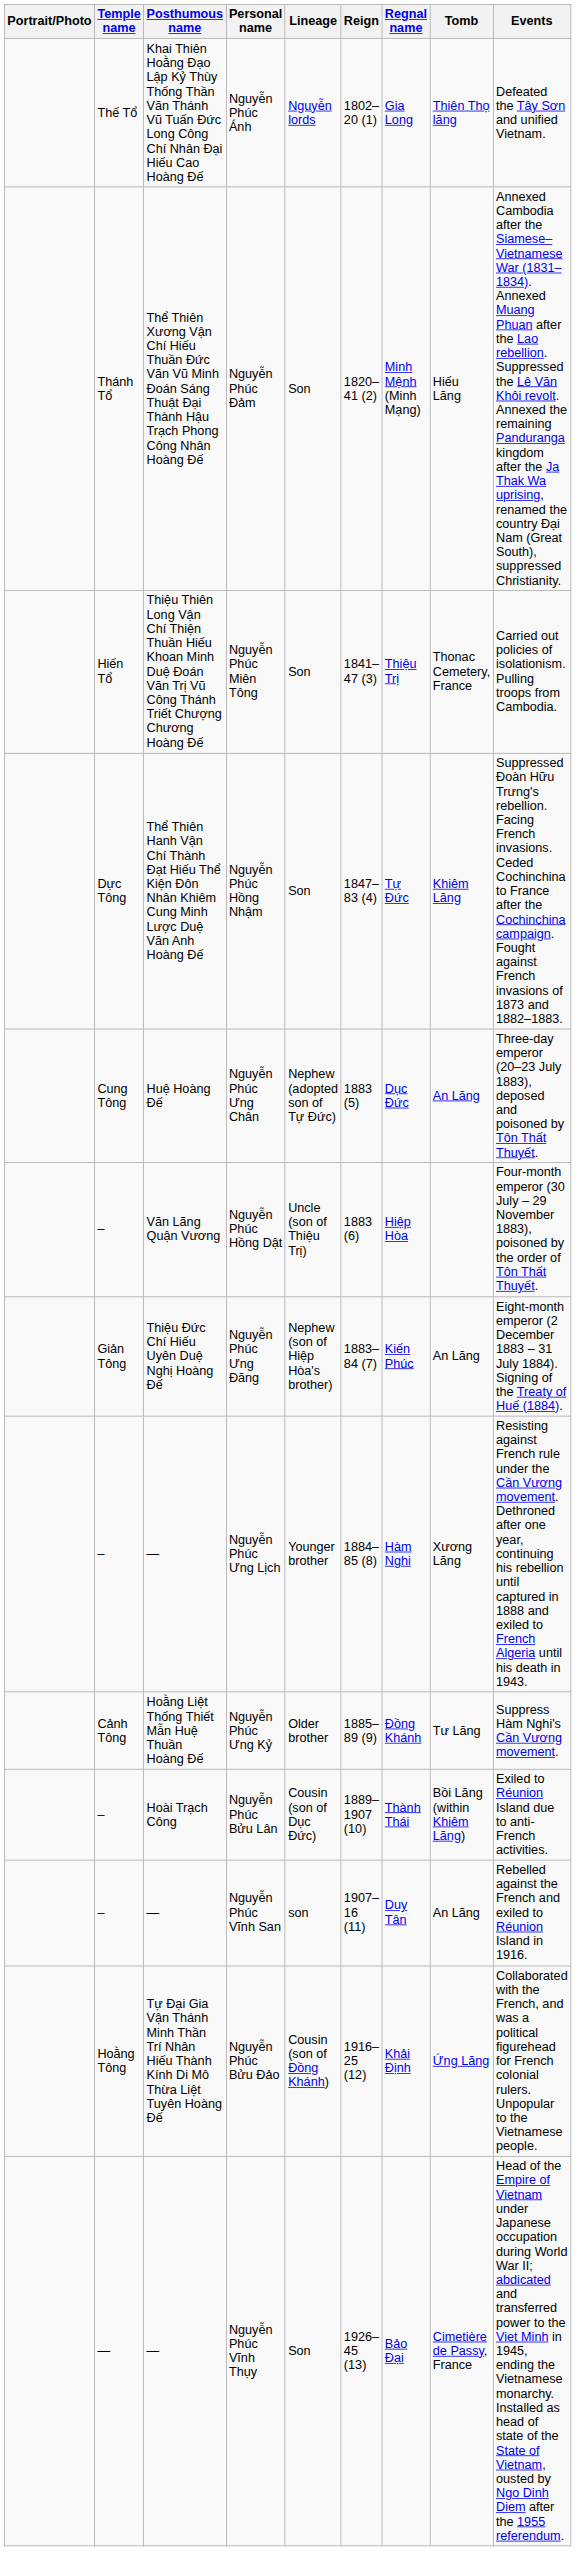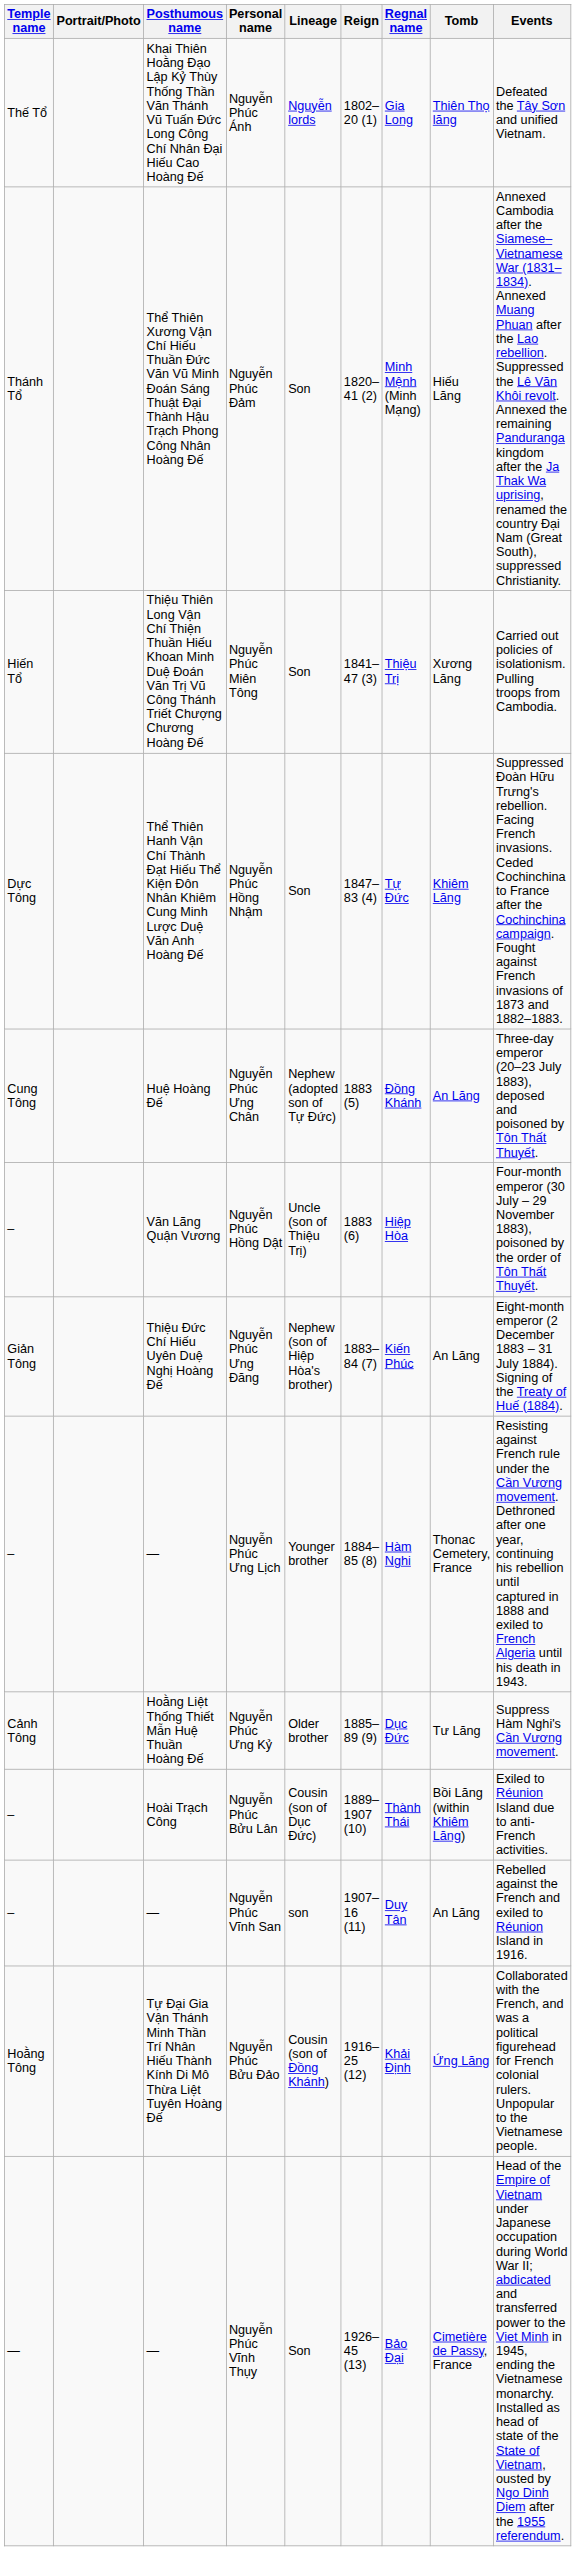columns swapped: (49, 21) <-> (119, 21)
(461, 671) Thonac Cemetery, France -> (452, 671) Xương Lăng
(397, 1095) Dục Đức -> (403, 1095) Đồng Khánh
(452, 1554) Xương Lăng -> (461, 1554) Thonac Cemetery, France
(403, 1730) Đồng Khánh -> (397, 1730) Dục Đức
